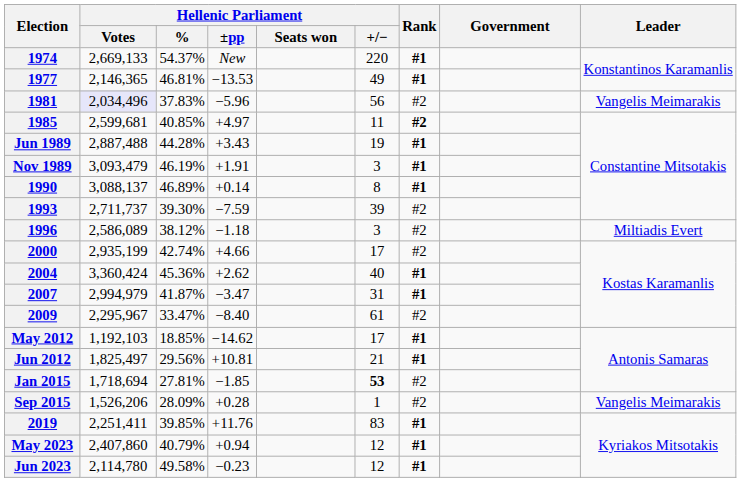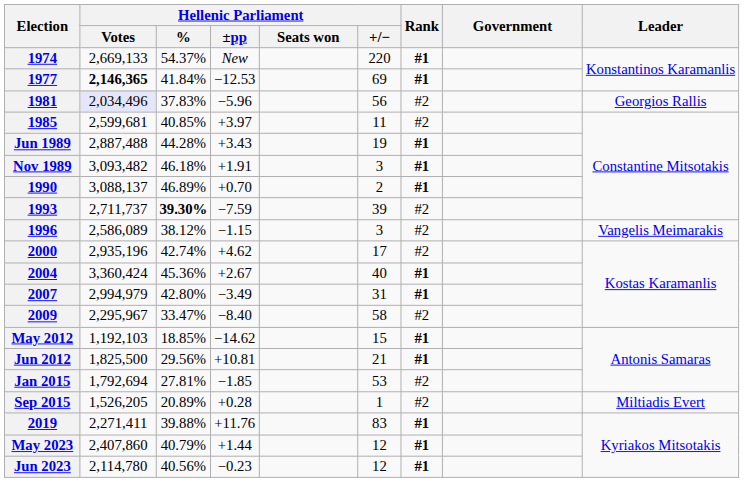(118, 79) normal -> (118, 79) bold
(182, 79) 46.81% -> (183, 79) 41.84%
(232, 79) −13.53 -> (235, 79) −12.53
(377, 79) 49 -> (379, 79) 69
(658, 101) Vangelis Meimarakis -> (661, 101) Georgios Rallis
(232, 122) +4.97 -> (235, 122) +3.97
(419, 122) bold -> (422, 122) normal
(118, 165) 3,093,479 -> (118, 165) 3,093,482
(182, 165) 46.19% -> (183, 165) 46.18%
(232, 187) +0.14 -> (235, 187) +0.70
(377, 187) 8 -> (379, 187) 2
(182, 208) normal -> (183, 208) bold
(232, 230) −1.18 -> (235, 230) −1.15
(658, 230) Miltiadis Evert -> (661, 230) Vangelis Meimarakis
(118, 251) 2,935,199 -> (118, 251) 2,935,196
(232, 251) +4.66 -> (235, 251) +4.62
(232, 273) +2.62 -> (235, 273) +2.67
(182, 294) 41.87% -> (183, 294) 42.80%
(232, 294) −3.47 -> (235, 294) −3.49
(377, 316) 61 -> (379, 316) 58
(377, 337) 17 -> (379, 337) 15
(118, 359) 1,825,497 -> (118, 359) 1,825,500
(118, 380) 1,718,694 -> (118, 380) 1,792,694
(377, 380) bold -> (379, 380) normal
(118, 402) 1,526,206 -> (118, 402) 1,526,205
(182, 402) 28.09% -> (183, 402) 20.89%
(658, 402) Vangelis Meimarakis -> (661, 402) Miltiadis Evert
(118, 423) 2,251,411 -> (118, 423) 2,271,411
(182, 423) 39.85% -> (183, 423) 39.88%
(232, 445) +0.94 -> (235, 445) +1.44
(182, 466) 49.58% -> (183, 466) 40.56%
